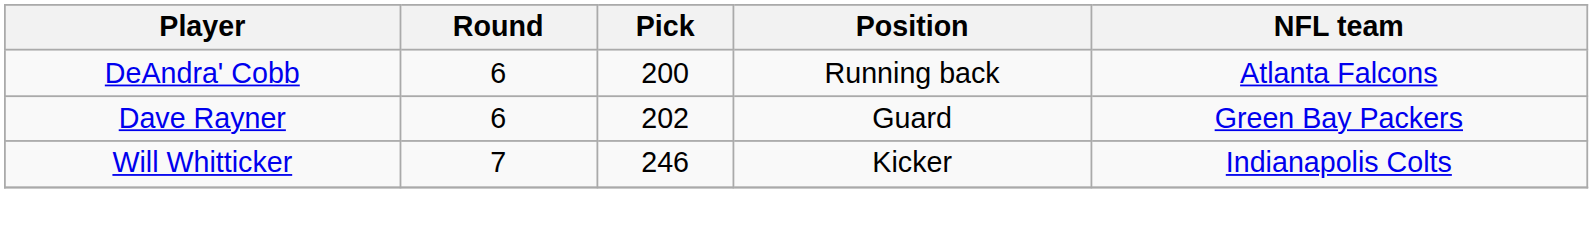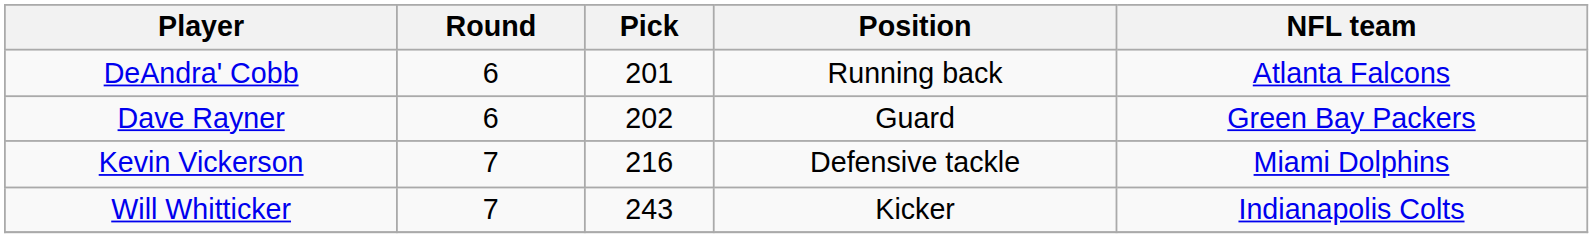(665, 72) 200 -> (649, 72) 201
+ row: (201, 163)
(665, 163) 246 -> (649, 208) 243
